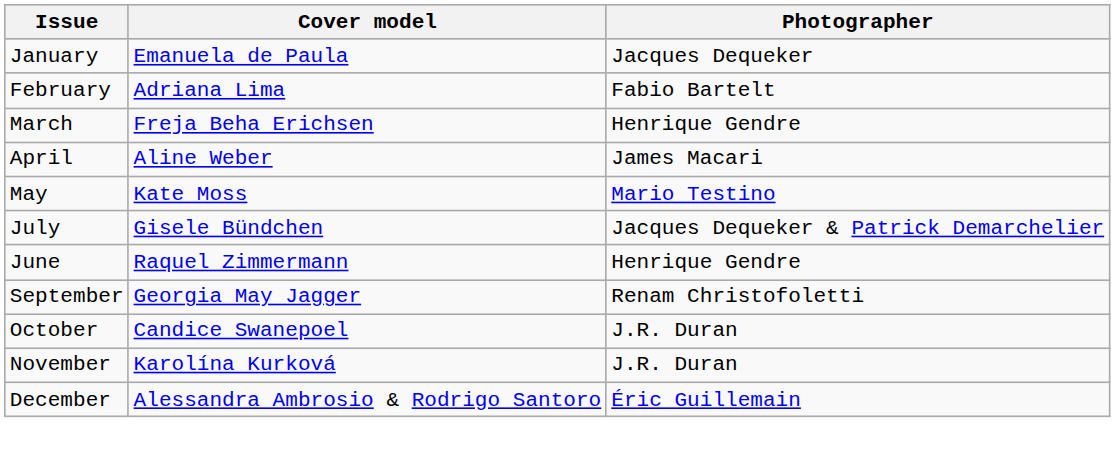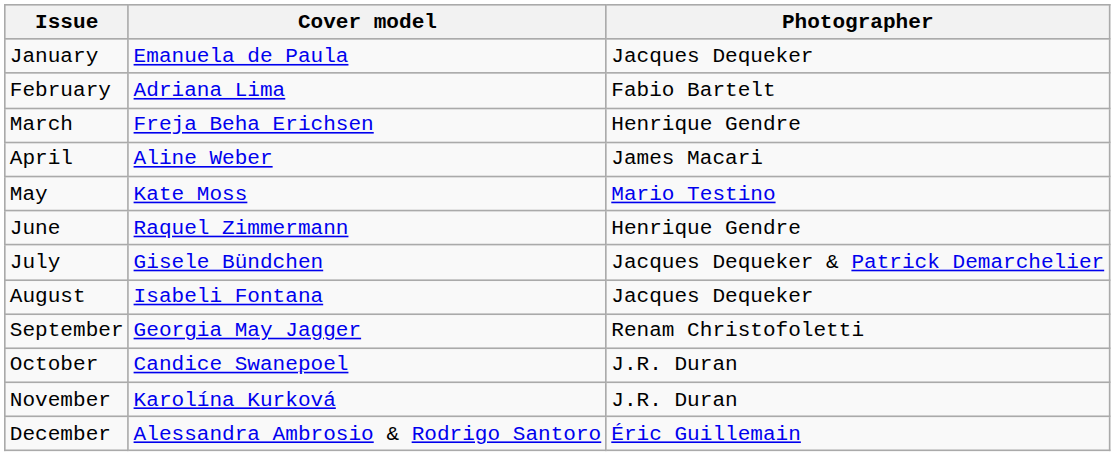rows swapped: (35, 262) <-> (35, 228)
+ row: (48, 297)
